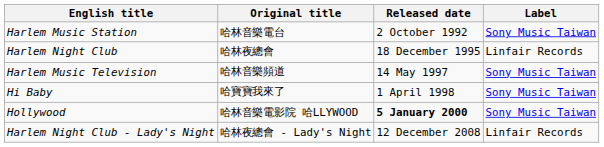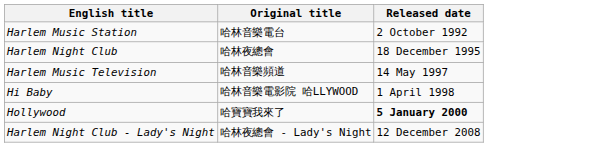- column: (541, 13)
(252, 92) 哈寶寶我來了 -> (289, 92) 哈林音樂電影院 哈LLYWOOD
(289, 112) 哈林音樂電影院 哈LLYWOOD -> (252, 112) 哈寶寶我來了
